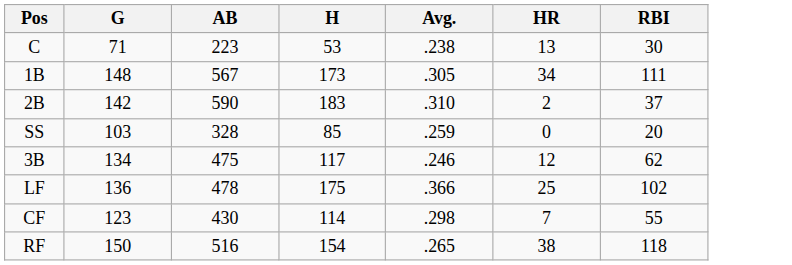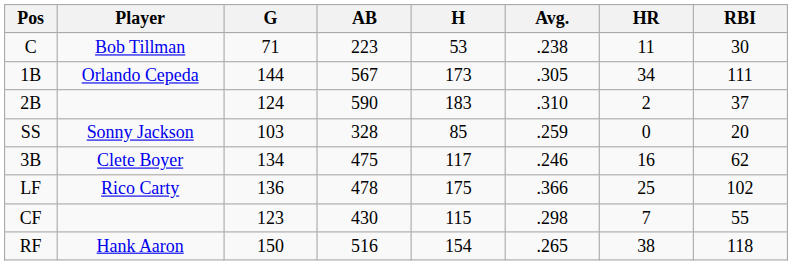+ column: (140, 18)
(547, 47) 13 -> (646, 47) 11
(118, 75) 148 -> (271, 75) 144
(118, 103) 142 -> (271, 103) 124
(547, 160) 12 -> (646, 160) 16
(332, 217) 114 -> (458, 217) 115
